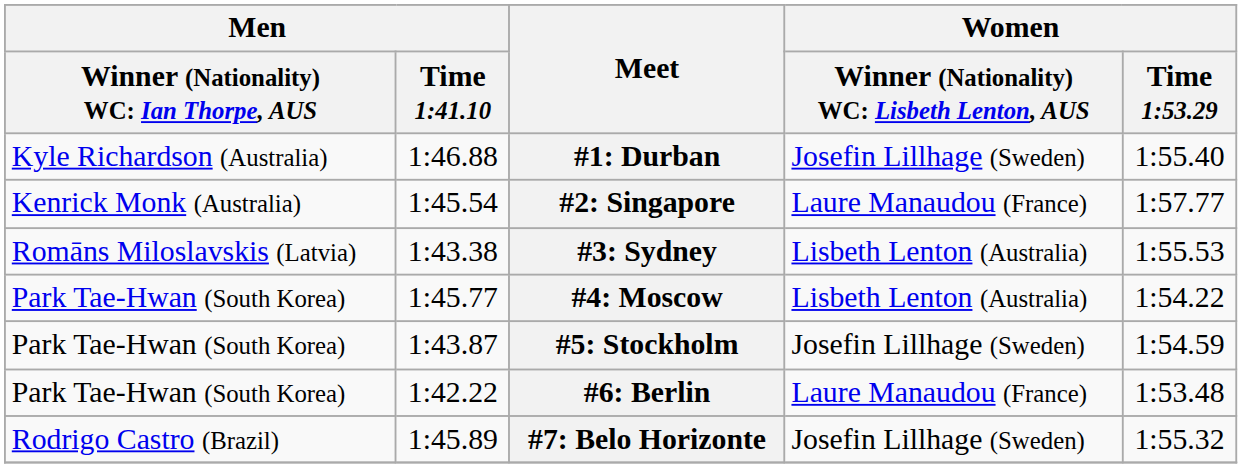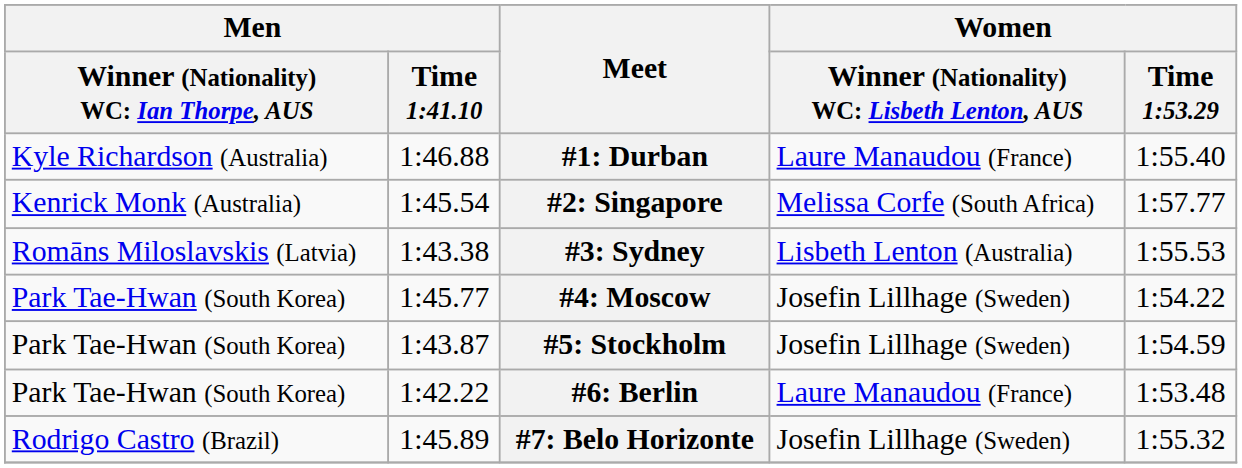(938, 155) Josefin Lillhage (Sweden) -> (924, 155) Laure Manaudou (France)
(939, 203) Laure Manaudou (France) -> (935, 203) Melissa Corfe (South Africa)
(939, 297) Lisbeth Lenton (Australia) -> (923, 297) Josefin Lillhage (Sweden)
